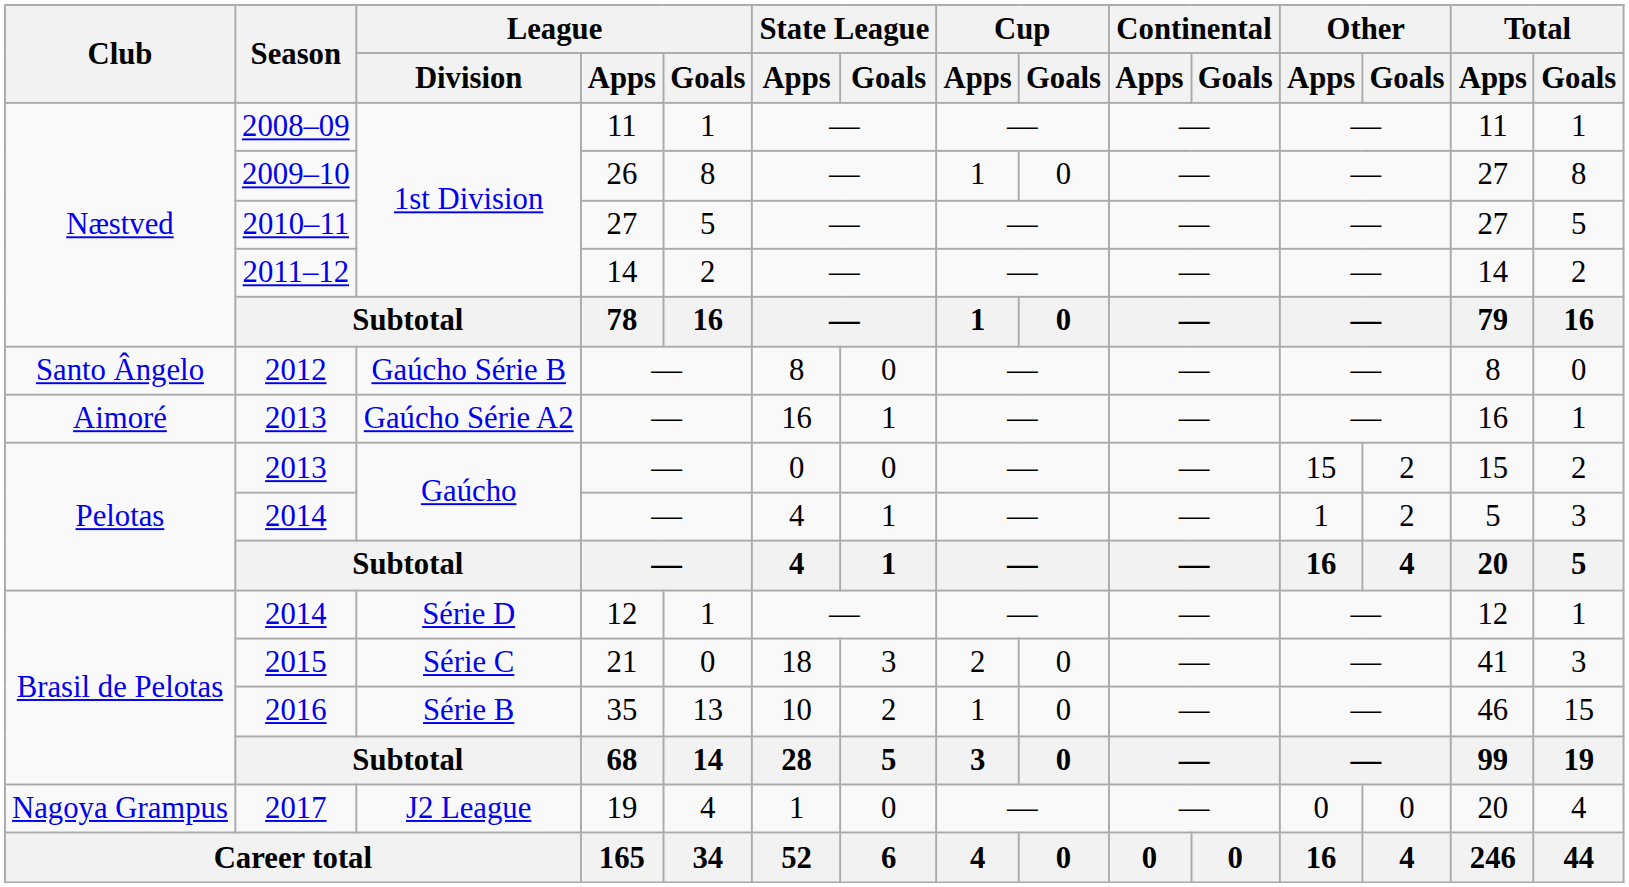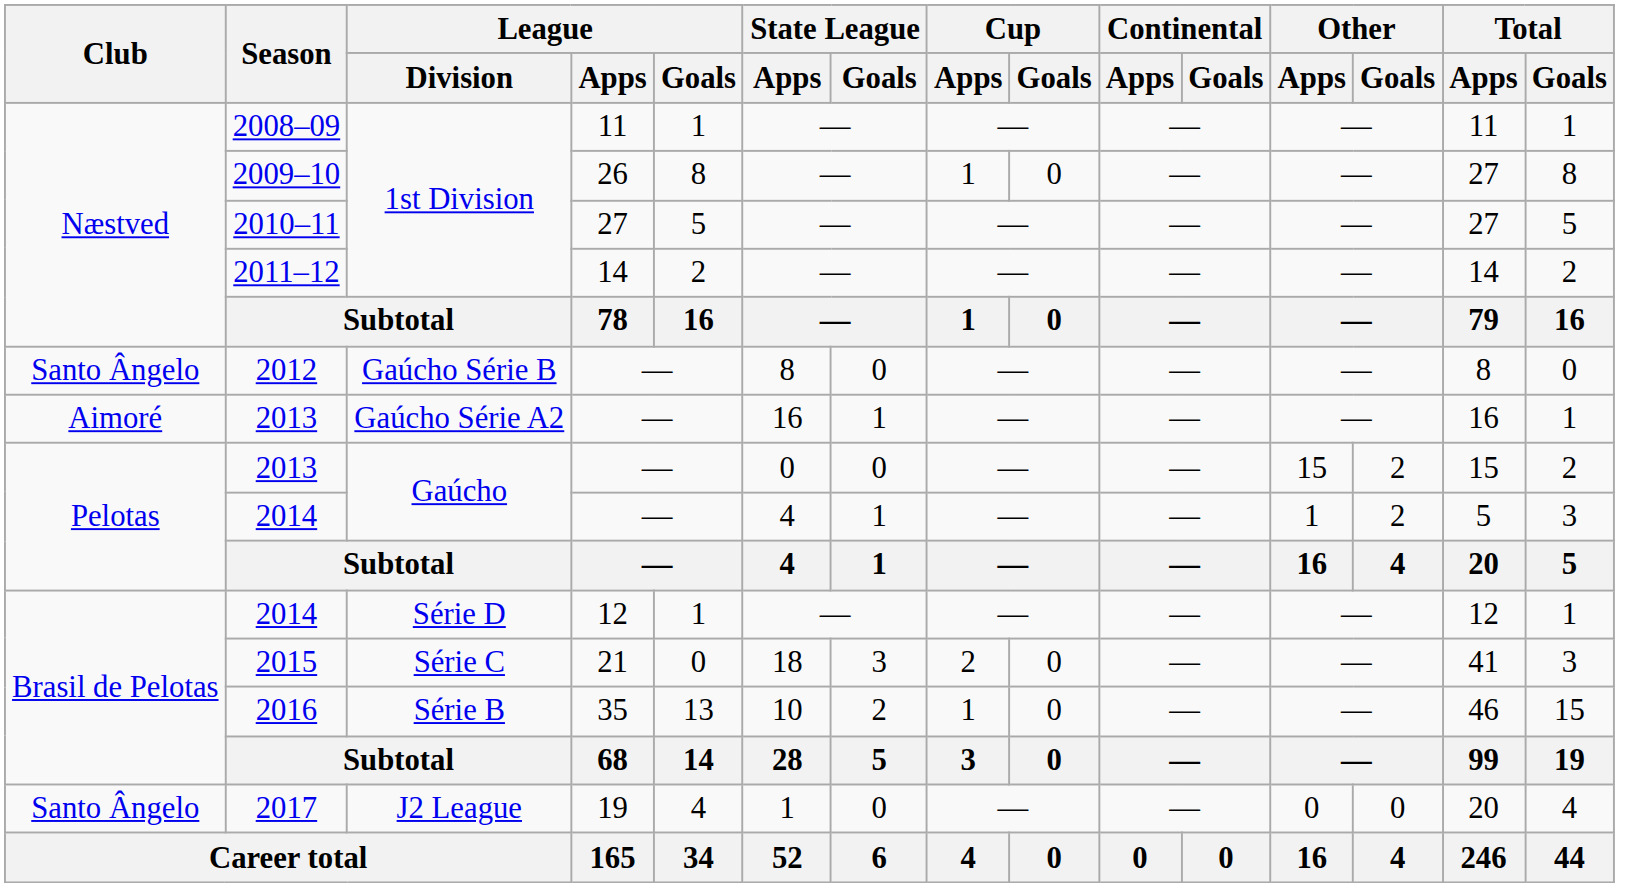(120, 808) Nagoya Grampus -> (115, 808) Santo Ângelo
